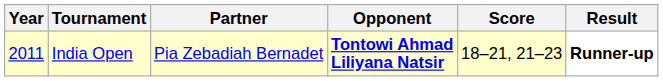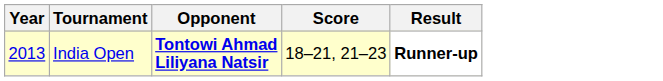- column: (239, 18)
(26, 53) 2011 -> (27, 53) 2013
